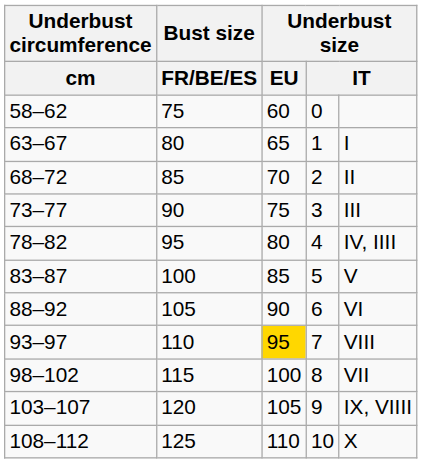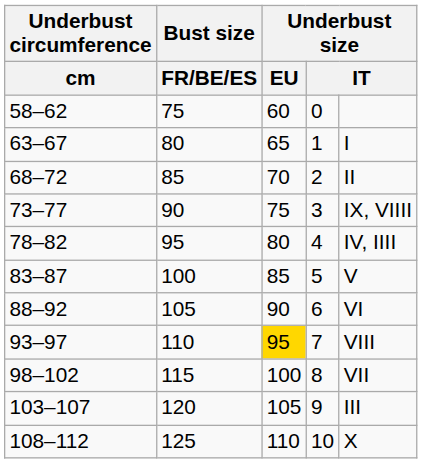(352, 210) III -> (378, 210) IX, VIIII
(378, 408) IX, VIIII -> (352, 408) III
